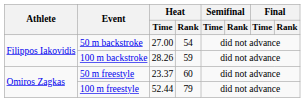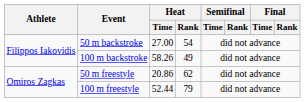(163, 58) 28.26 -> (163, 58) 58.26
(188, 58) 59 -> (188, 58) 49
(163, 74) 23.37 -> (163, 74) 20.86
(188, 74) 60 -> (188, 74) 62
